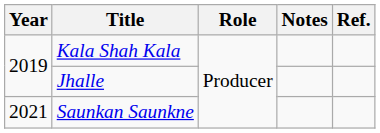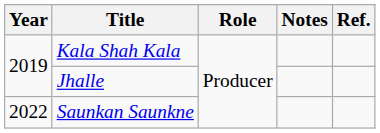(28, 111) 2021 -> (28, 111) 2022
